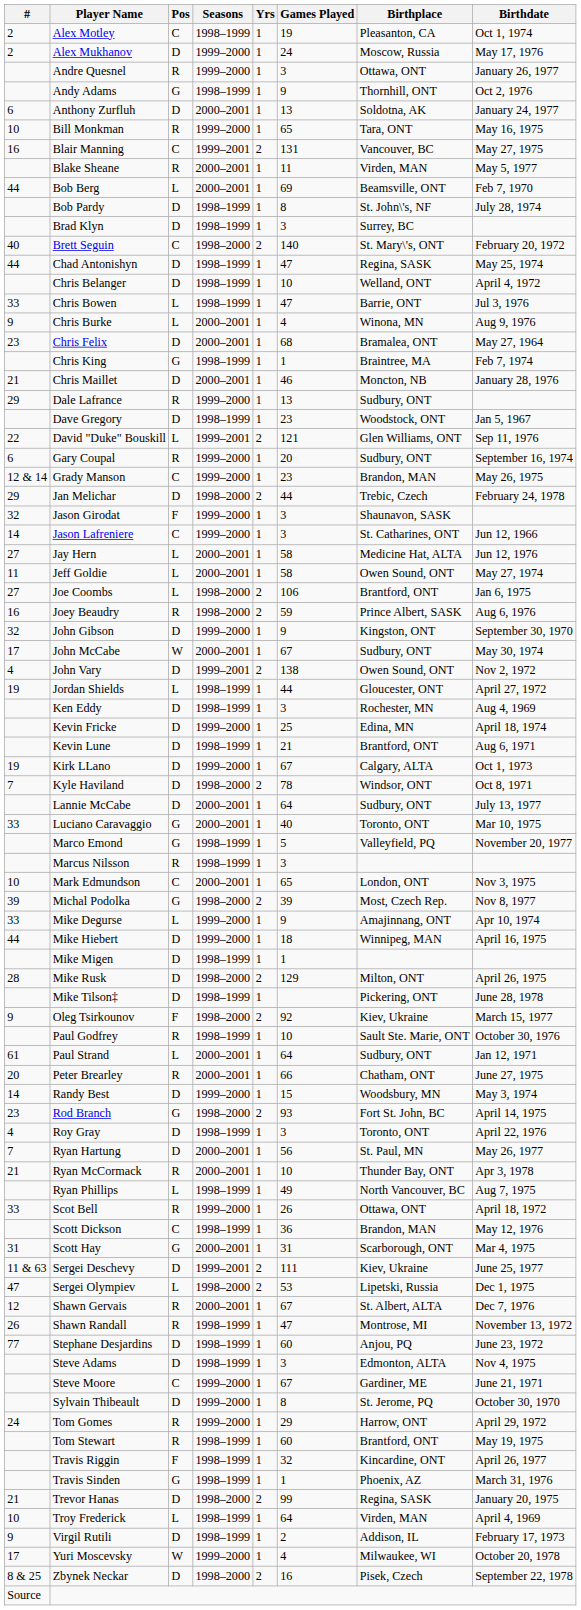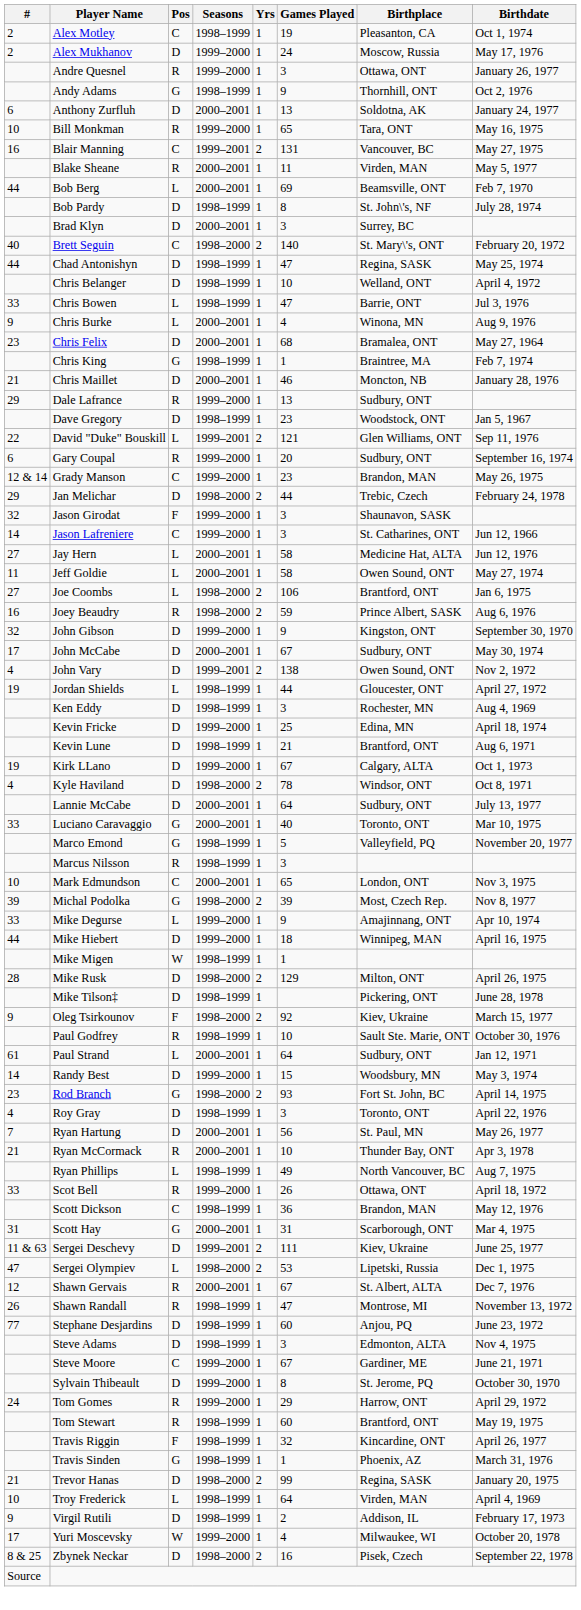(223, 226) 1998–1999 -> (223, 226) 2000–2001
(177, 650) W -> (176, 650) D
(10, 785) 7 -> (10, 785) 4
(176, 959) D -> (177, 959) W
- row: (88, 1074)
